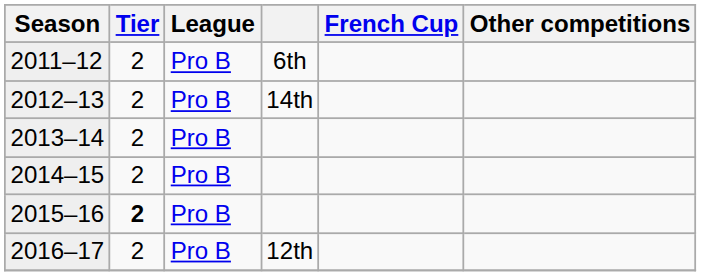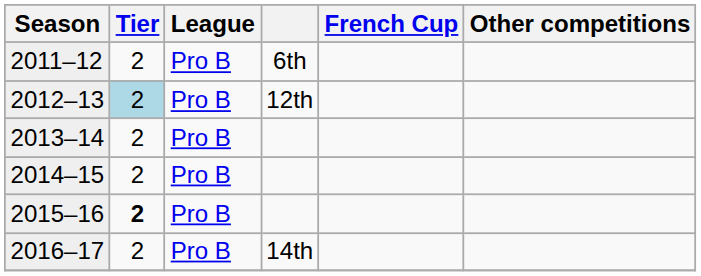(137, 99) no background -> (137, 99) lightblue background
(290, 99) 14th -> (290, 99) 12th
(290, 251) 12th -> (290, 251) 14th
